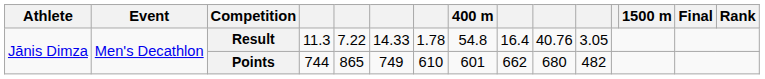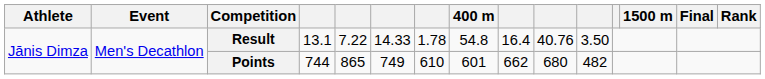(317, 40) 11.3 -> (317, 40) 13.1
(594, 40) 3.05 -> (595, 40) 3.50
